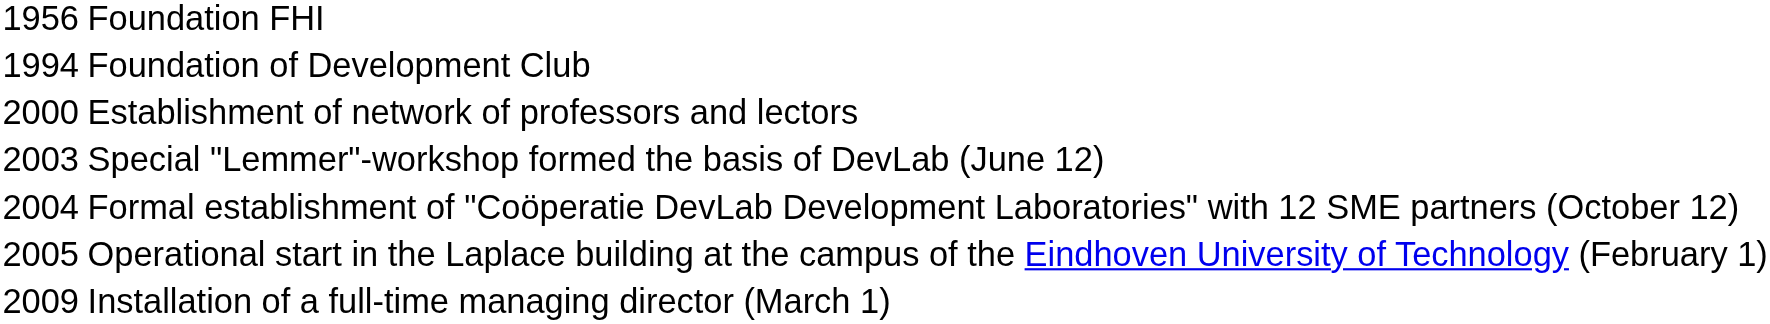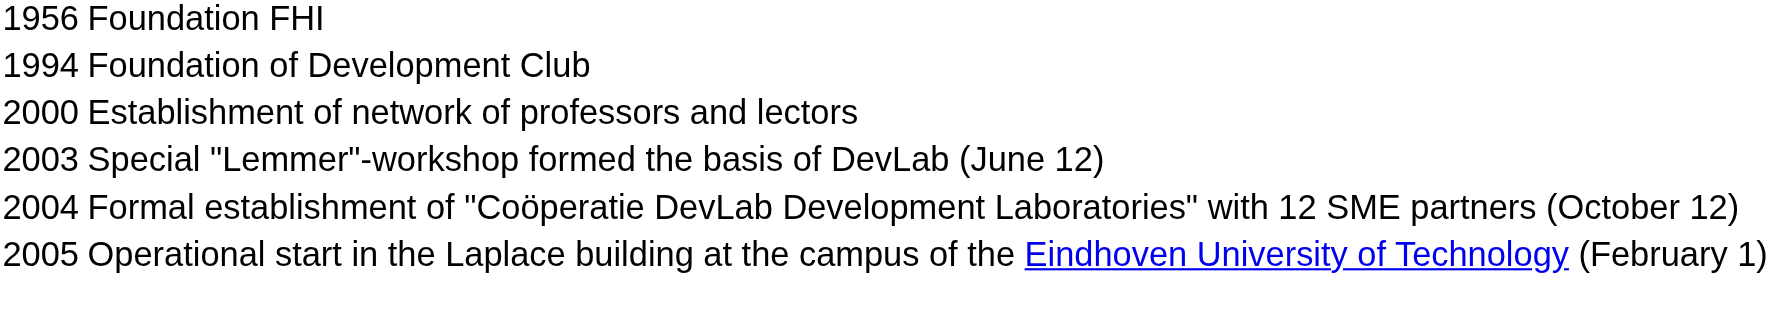- row: (489, 302)
